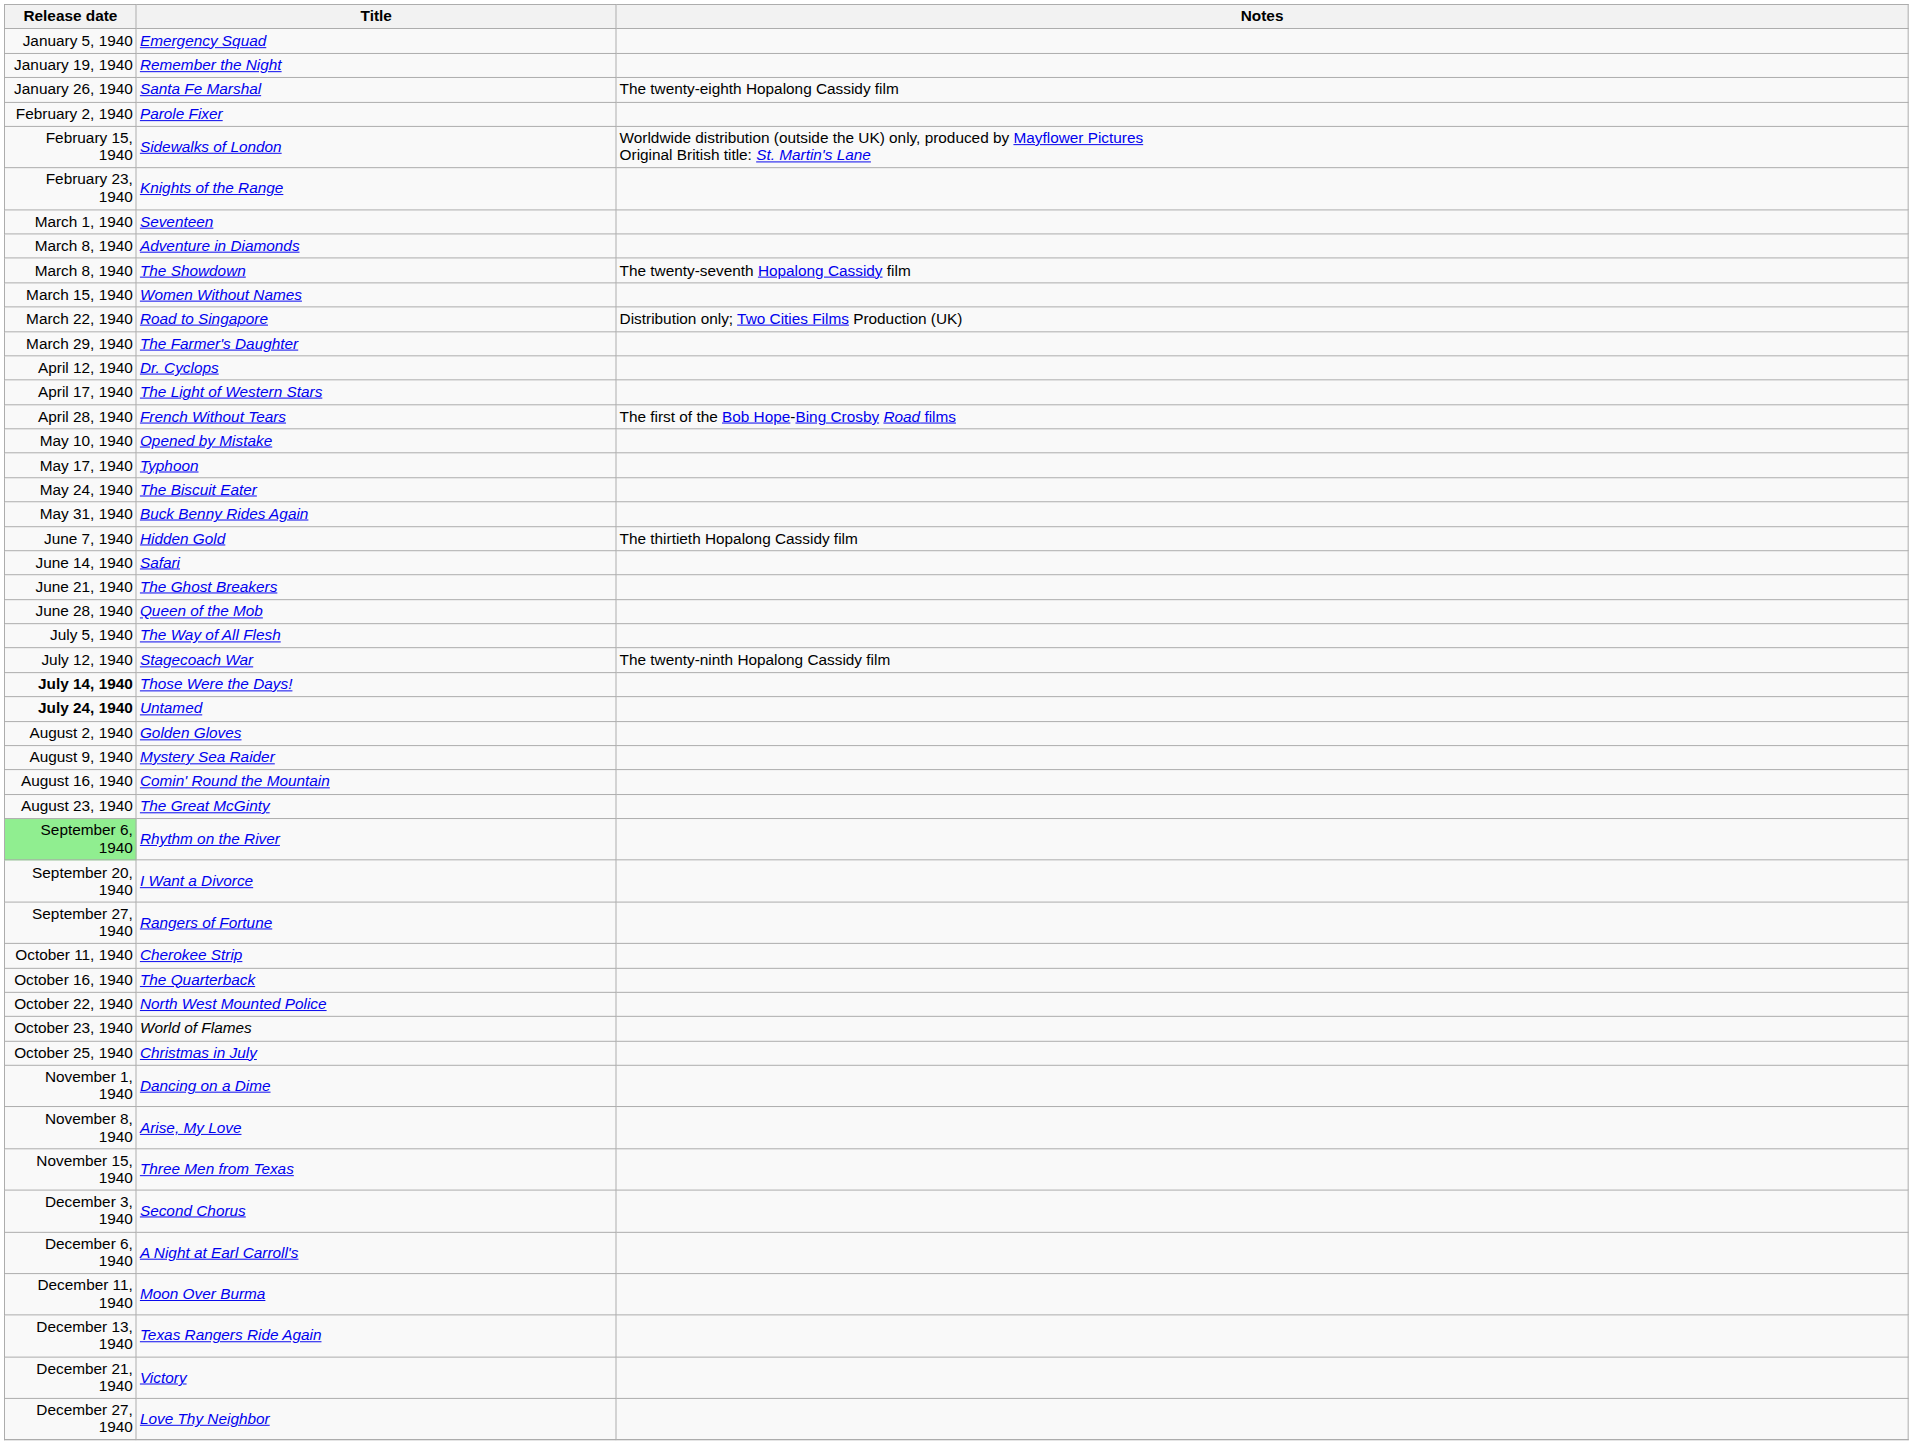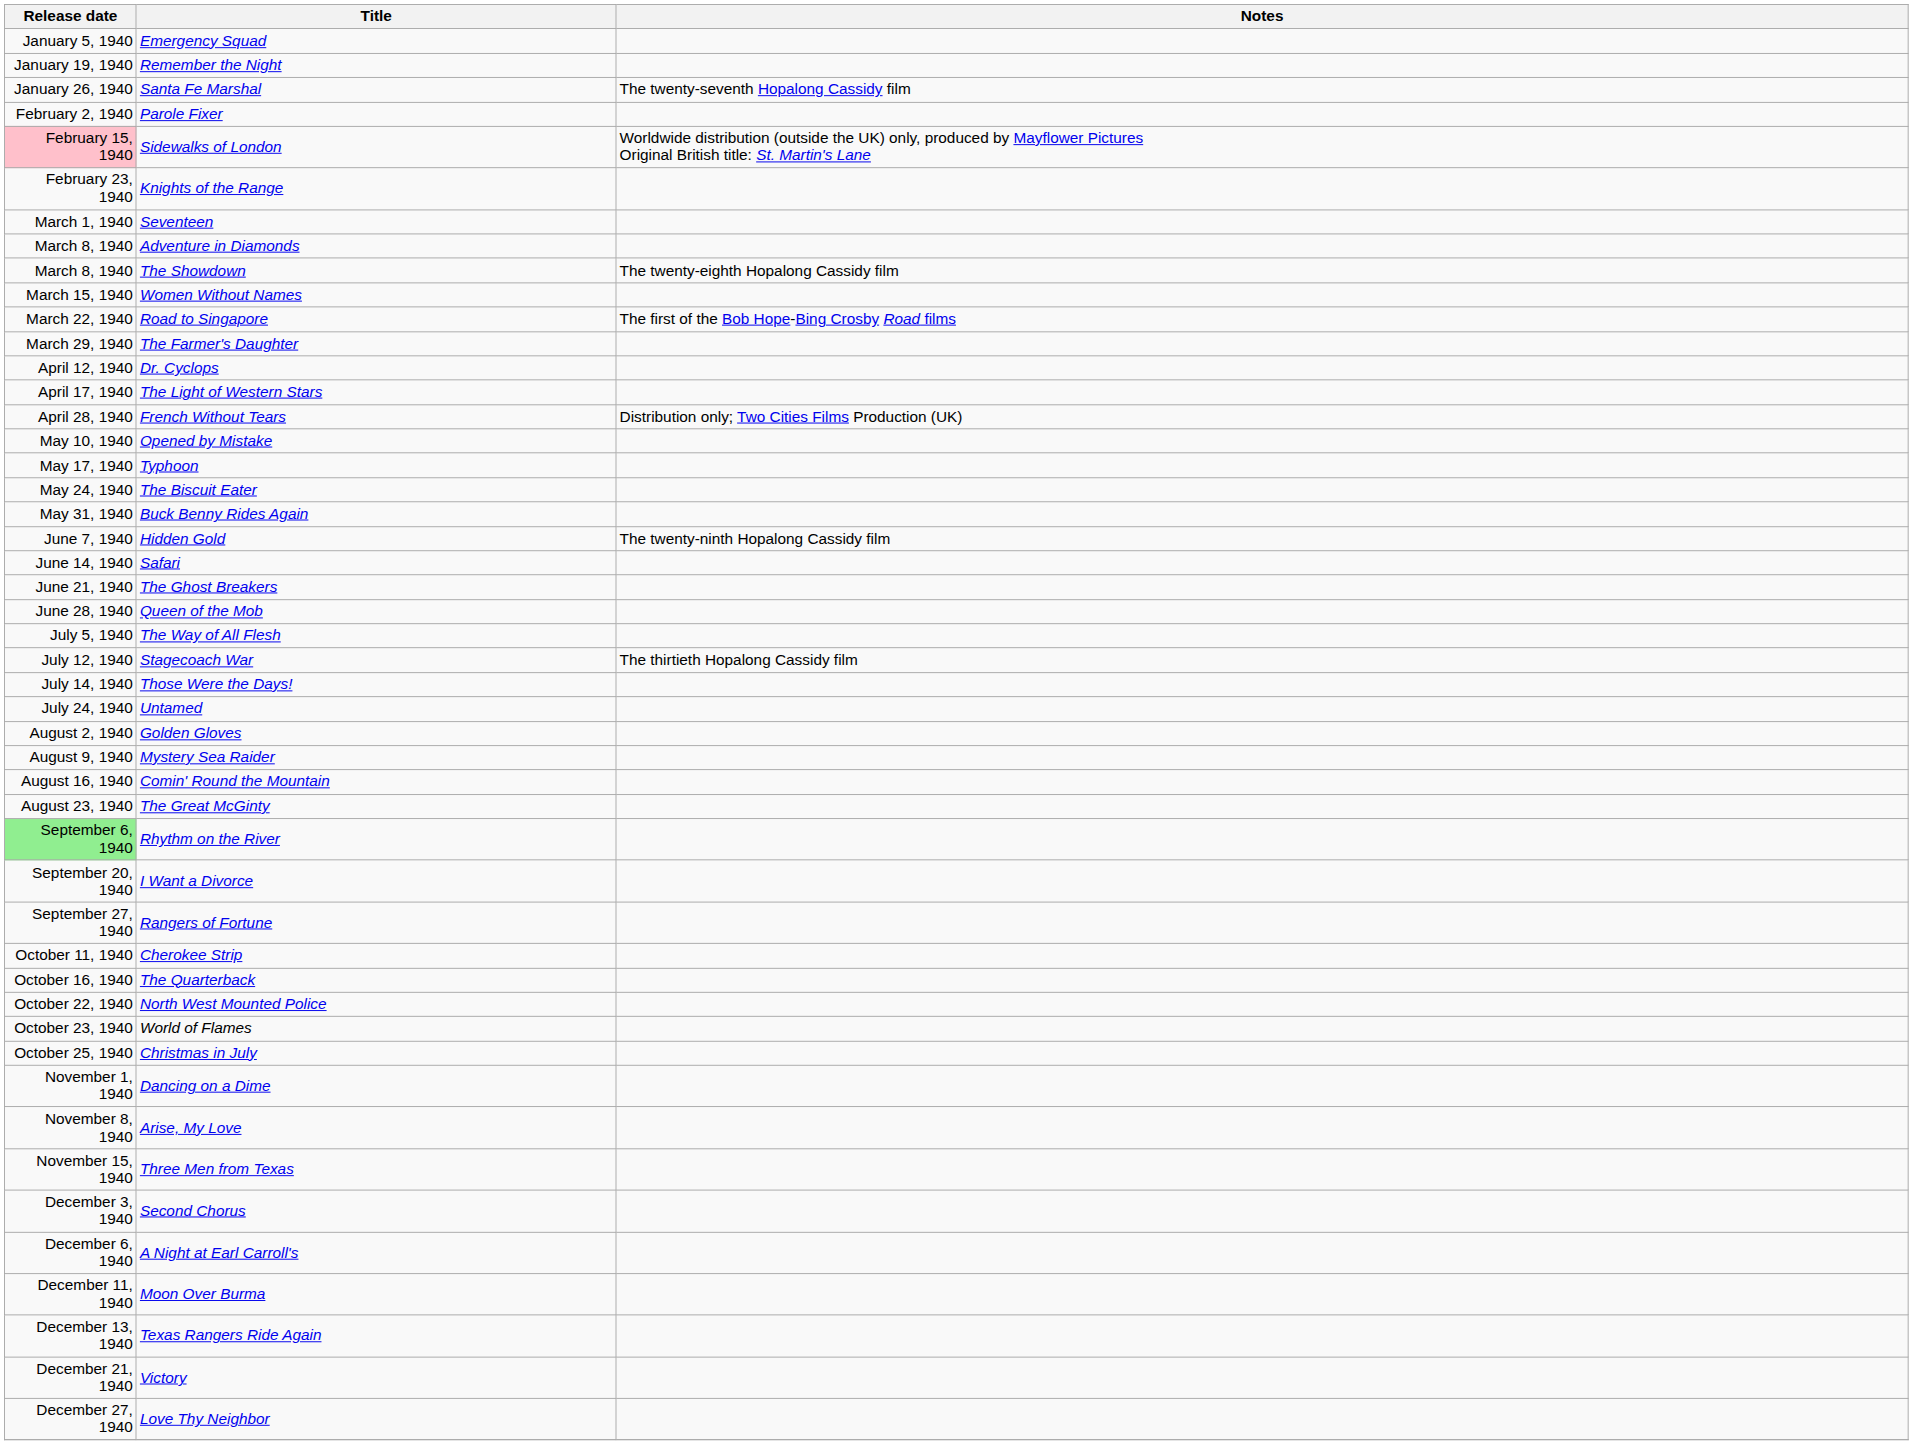(759, 89) The twenty-eighth Hopalong Cassidy film -> (765, 89) The twenty-seventh Hopalong Cassidy film
(89, 147) no background -> (89, 147) pink background
(765, 270) The twenty-seventh Hopalong Cassidy film -> (759, 270) The twenty-eighth Hopalong Cassidy film
(791, 319) Distribution only; Two Cities Films Production (UK) -> (788, 319) The first of the Bob Hope-Bing Crosby Road films
(788, 416) The first of the Bob Hope-Bing Crosby Road films -> (791, 416) Distribution only; Two Cities Films Production (UK)
(739, 538) The thirtieth Hopalong Cassidy film -> (755, 538) The twenty-ninth Hopalong Cassidy film
(755, 660) The twenty-ninth Hopalong Cassidy film -> (739, 660) The thirtieth Hopalong Cassidy film
(85, 684) bold -> (87, 684) normal
(85, 708) bold -> (87, 708) normal
